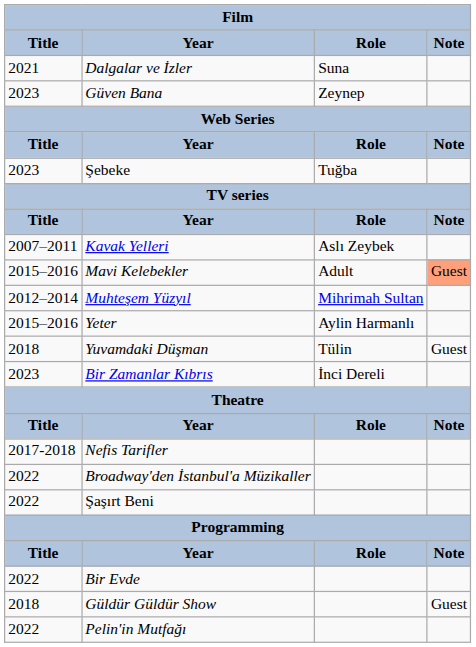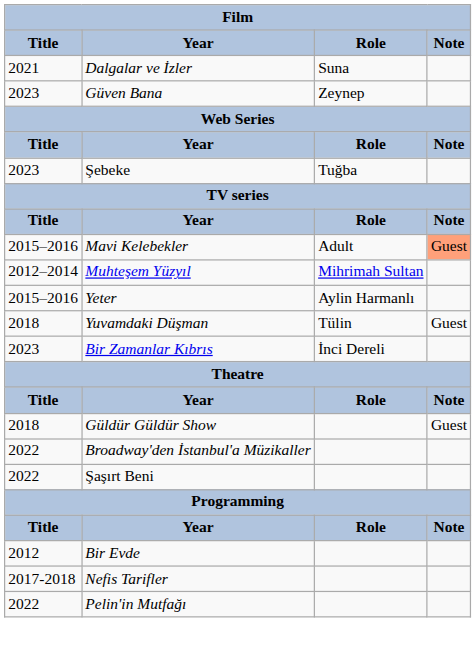- row: (127, 246)
rows swapped: (151, 604) <-> (127, 450)
(24, 578) 2022 -> (24, 553) 2012
